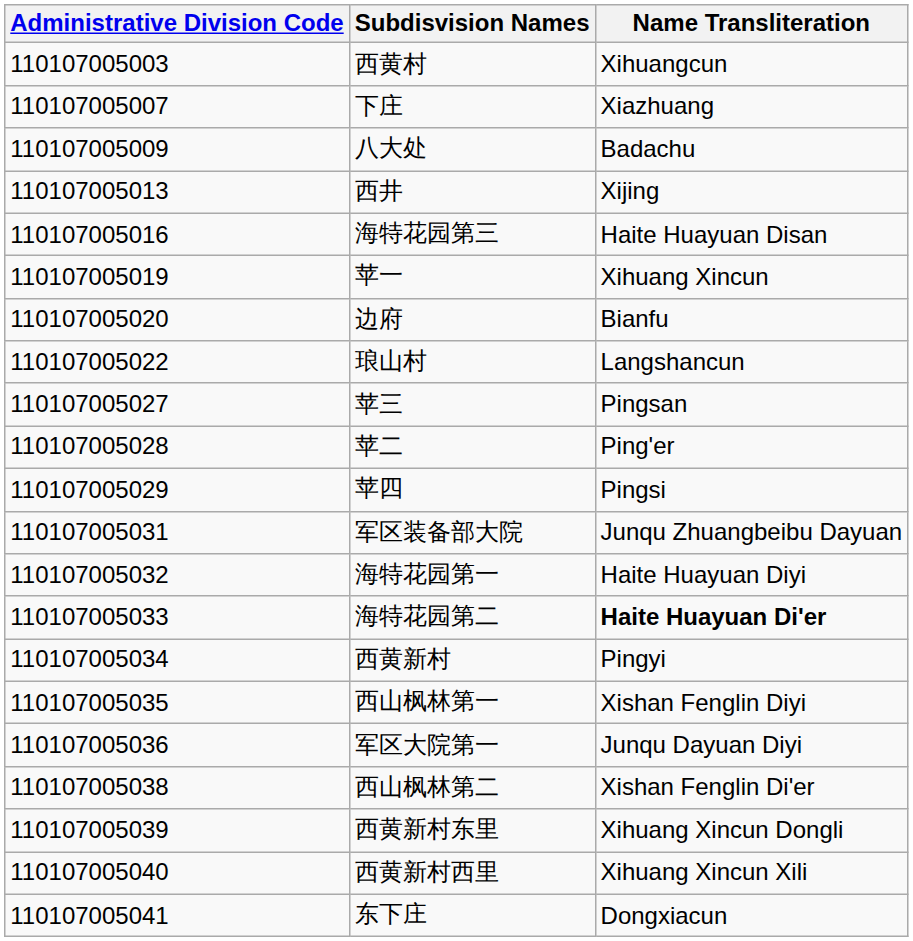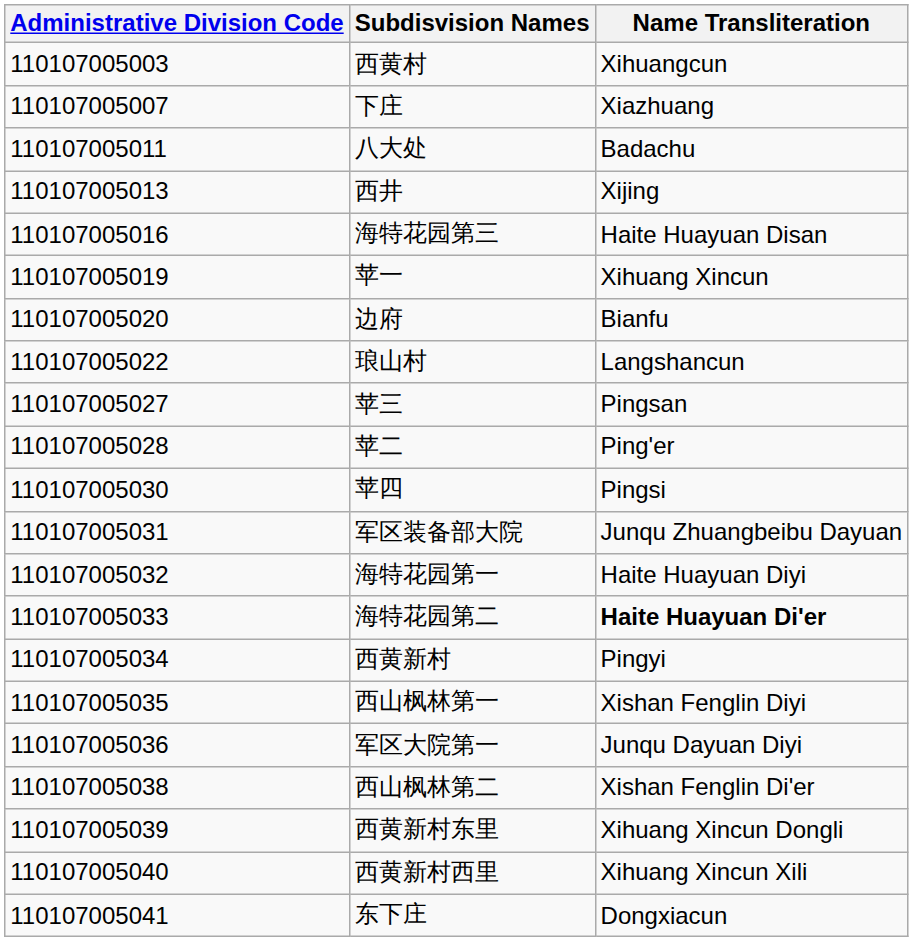(89, 148) 110107005009 -> (89, 148) 110107005011
(89, 489) 110107005029 -> (89, 489) 110107005030
